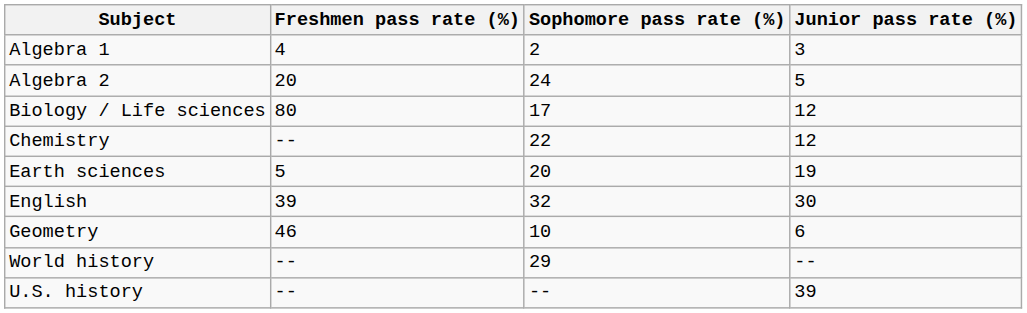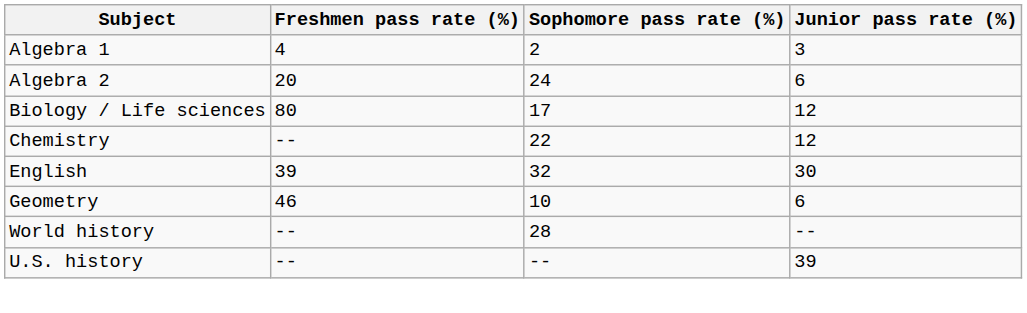(800, 80) 5 -> (800, 80) 6
- row: (87, 171)
(540, 262) 29 -> (540, 232) 28
